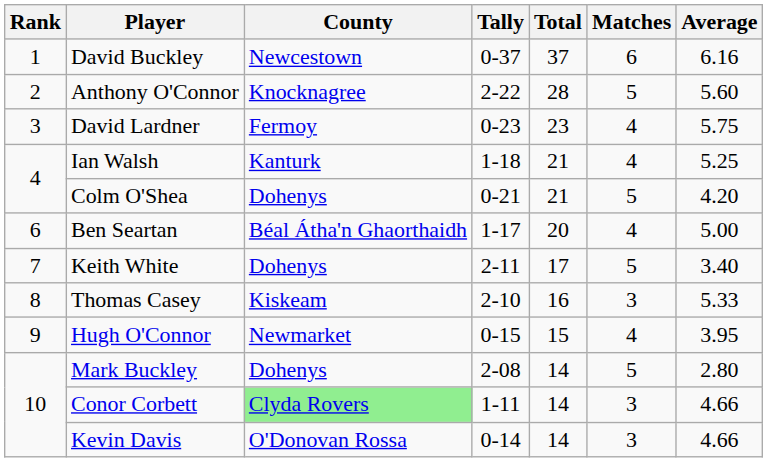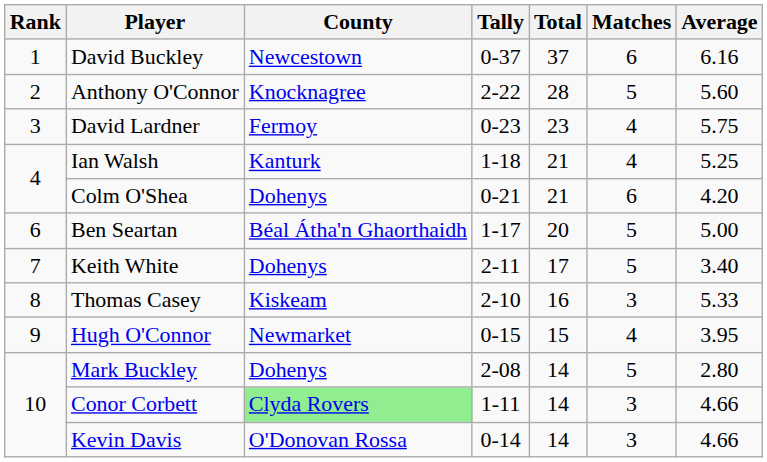(632, 195) 5 -> (632, 195) 6
(632, 230) 4 -> (632, 230) 5
